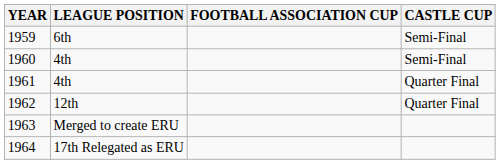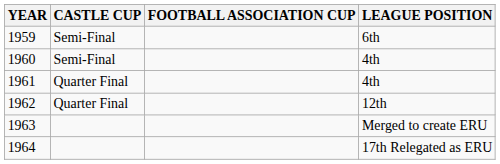columns swapped: (119, 15) <-> (448, 15)
